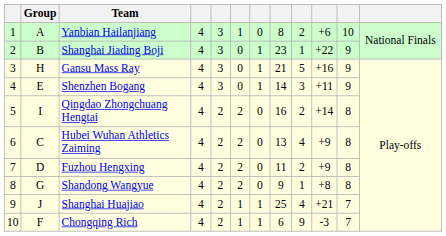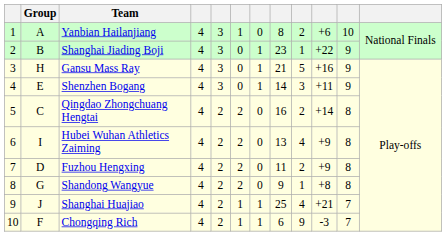(40, 111) I -> (40, 111) C
(40, 142) C -> (40, 142) I
